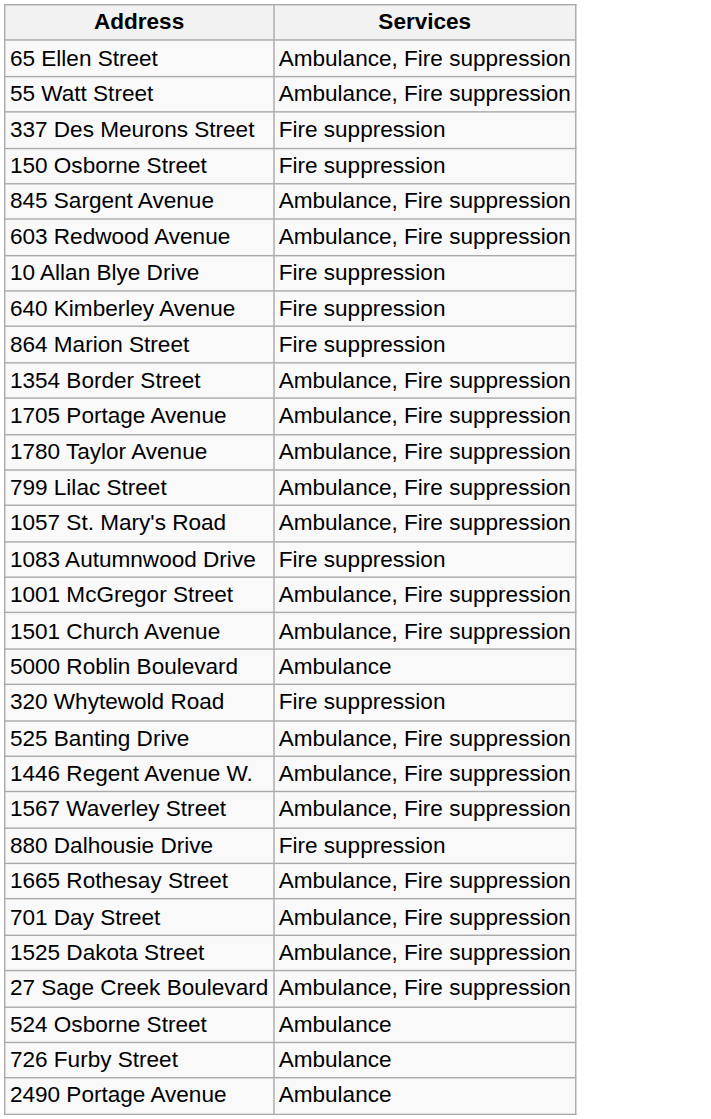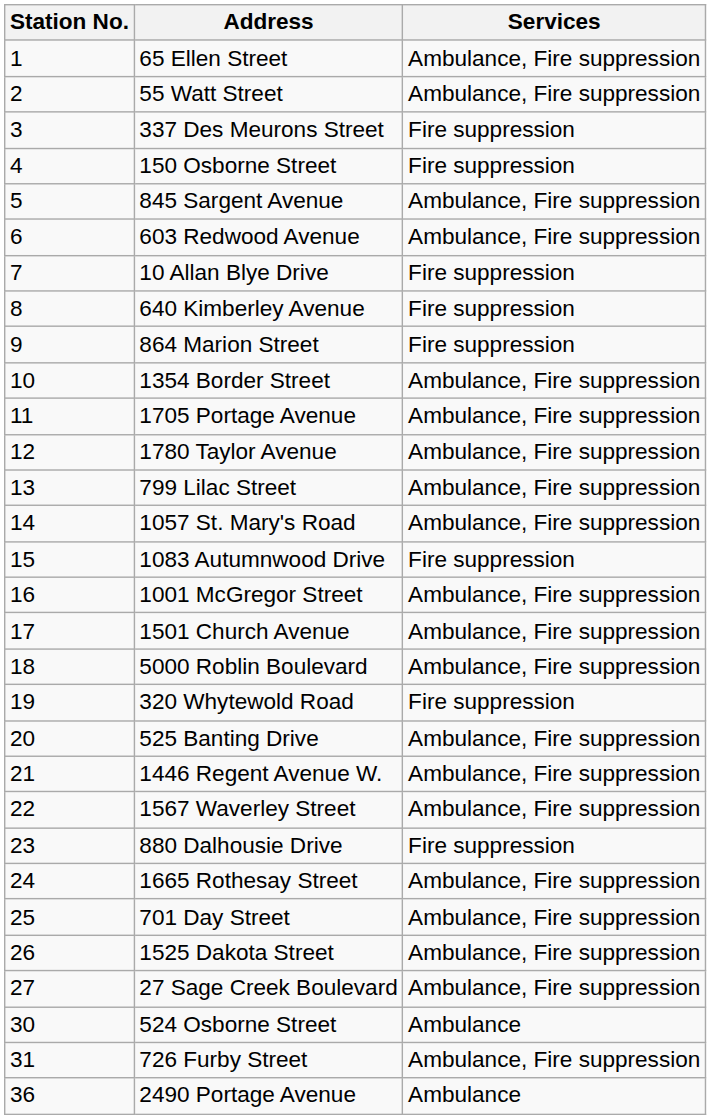+ column: (69, 22)
(335, 666) Ambulance -> (554, 666) Ambulance, Fire suppression
(335, 1059) Ambulance -> (554, 1059) Ambulance, Fire suppression
